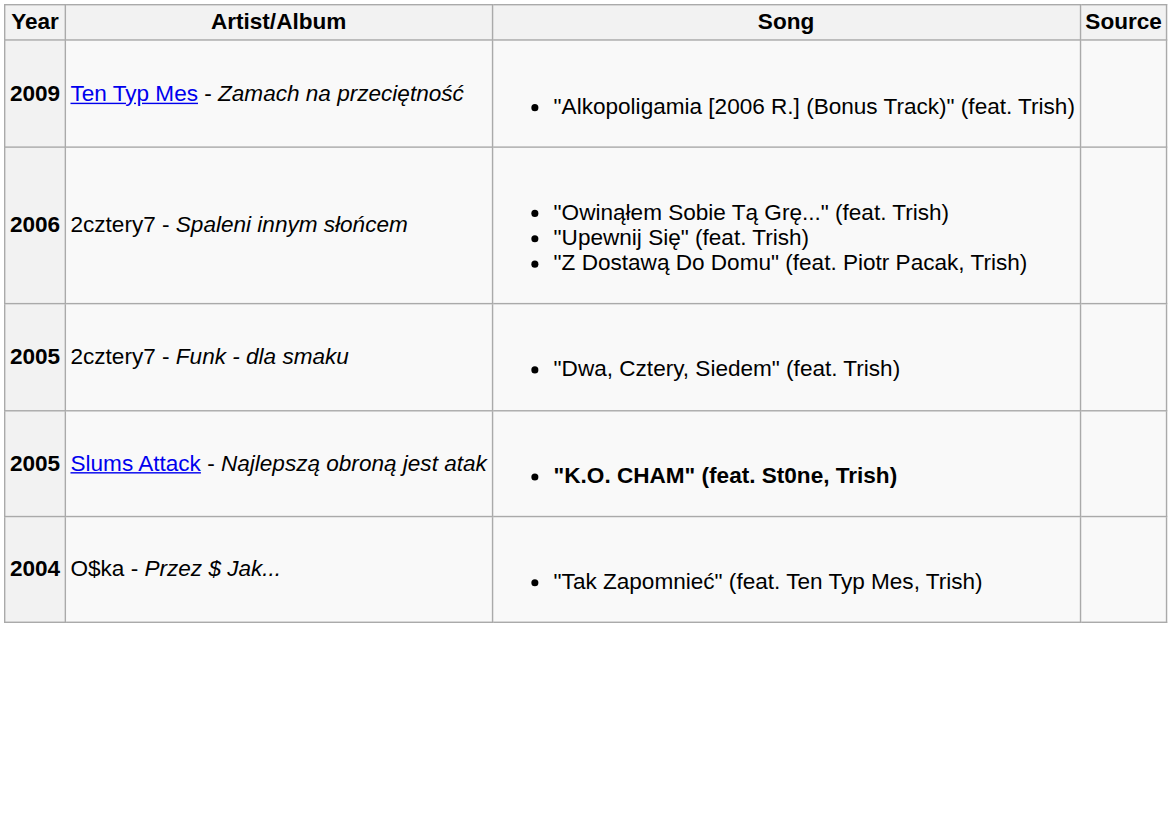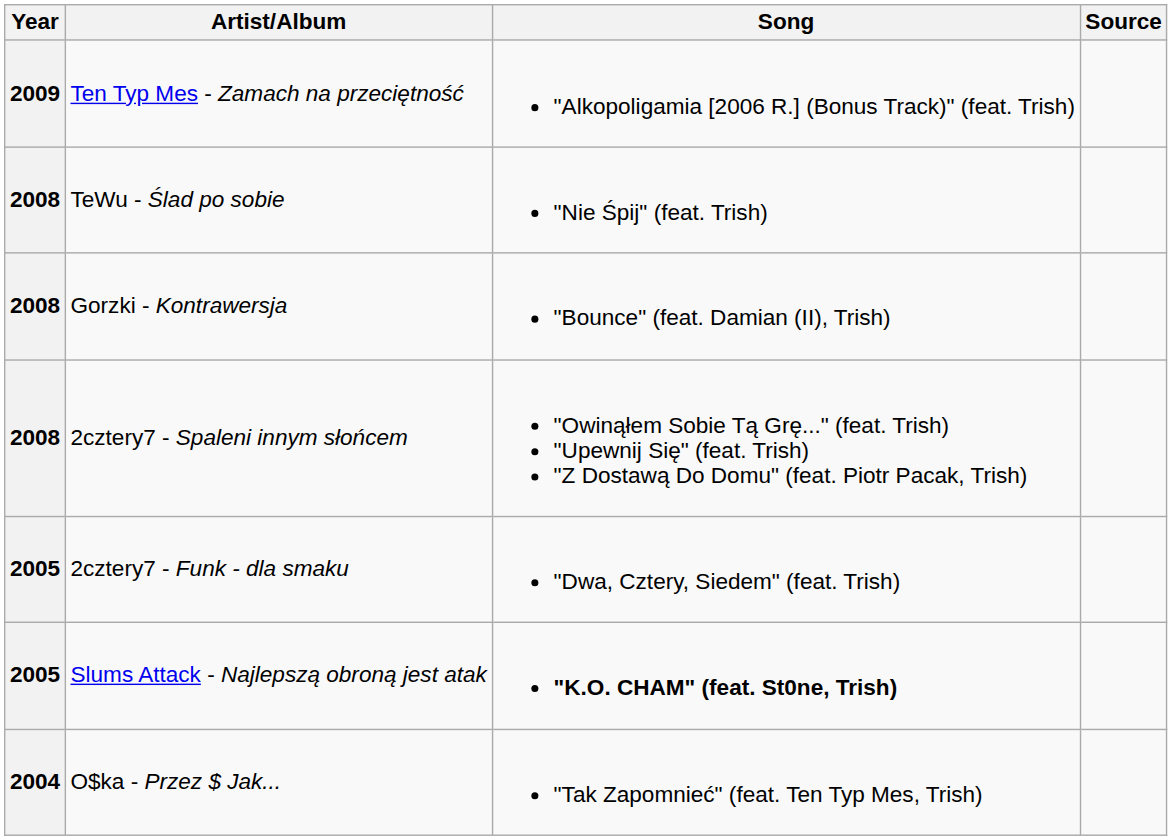+ row: (178, 199)
+ row: (179, 305)
(35, 225) 2006 -> (35, 437) 2008
